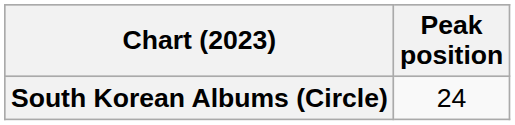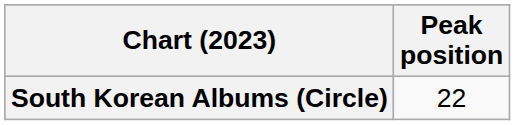(452, 97) 24 -> (452, 97) 22
